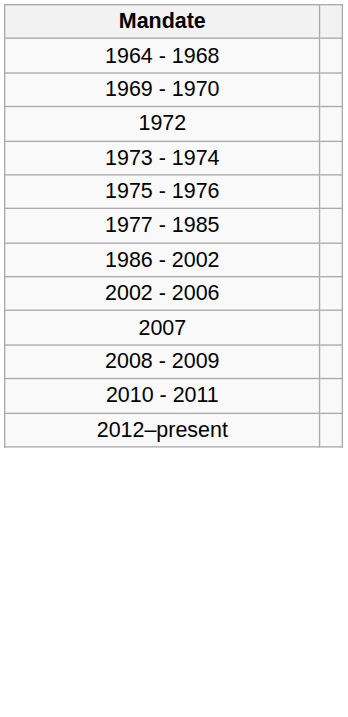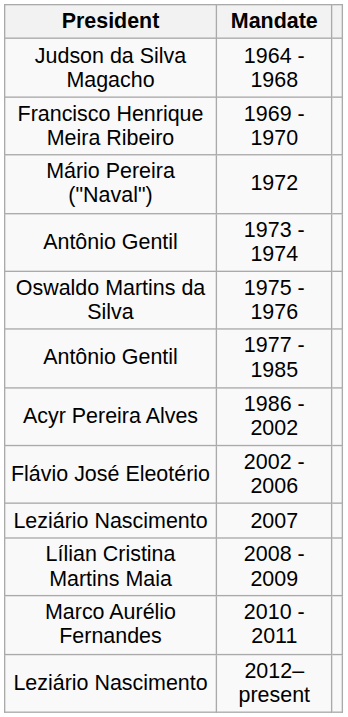+ column: (110, 21)
